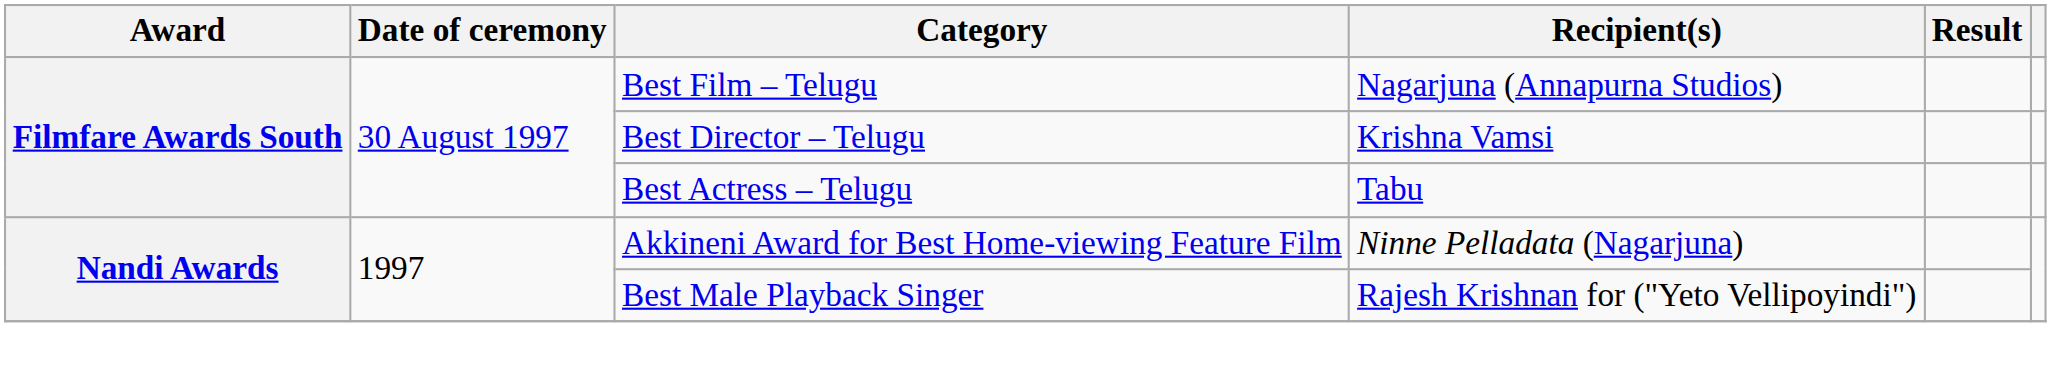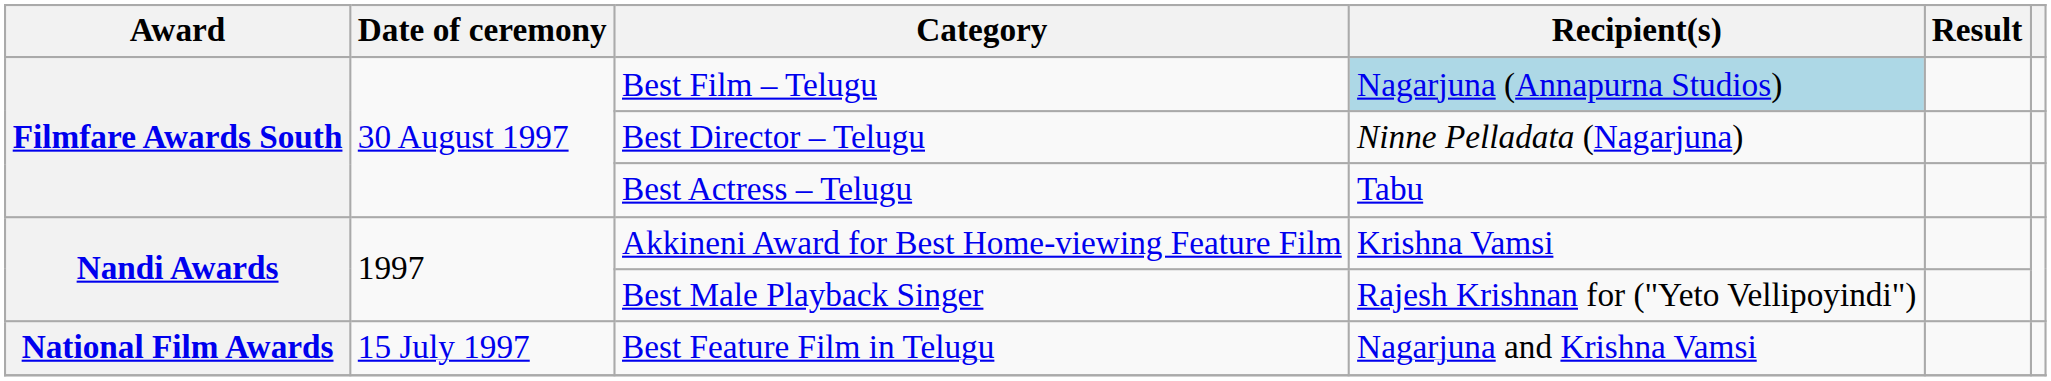(1570, 83) no background -> (1570, 83) lightblue background
(1455, 136) Krishna Vamsi -> (1550, 136) Ninne Pelladata (Nagarjuna)
(1550, 242) Ninne Pelladata (Nagarjuna) -> (1455, 242) Krishna Vamsi
+ row: (808, 347)
